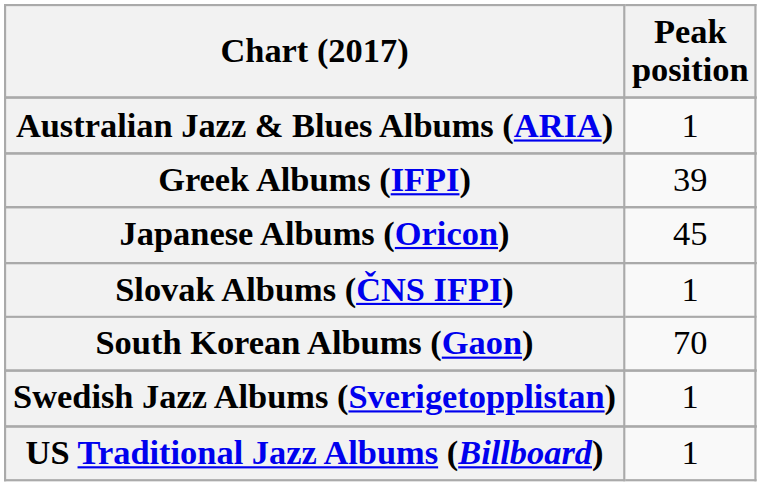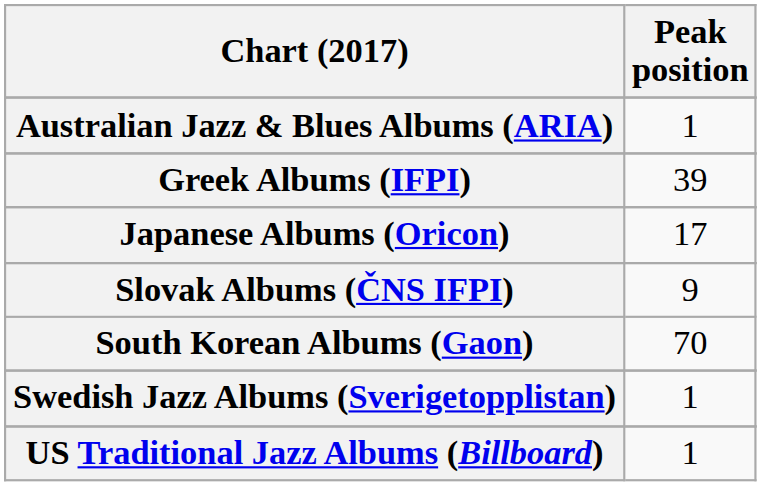(690, 234) 45 -> (690, 234) 17
(690, 288) 1 -> (690, 288) 9
